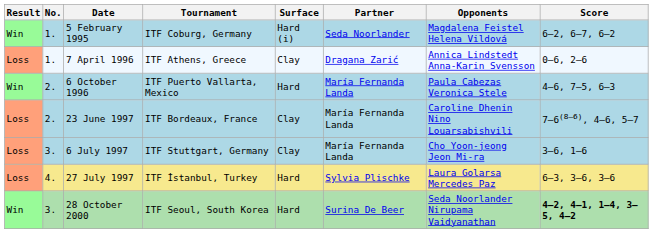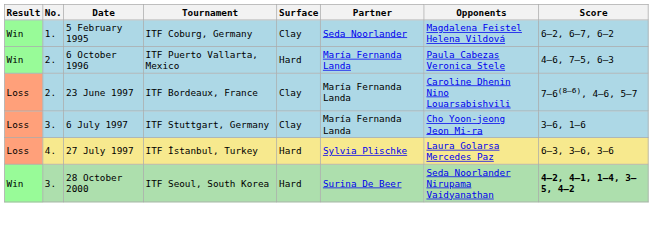(289, 33) Hard (i) -> (290, 33) Clay
- row: (100, 60)
